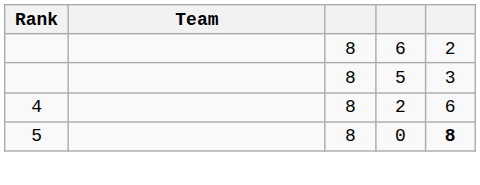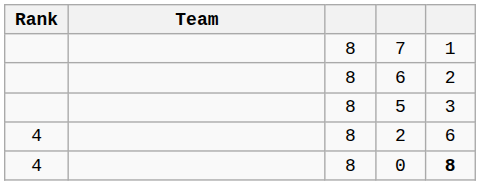+ row: (400, 49)
(37, 136) 5 -> (37, 166) 4
